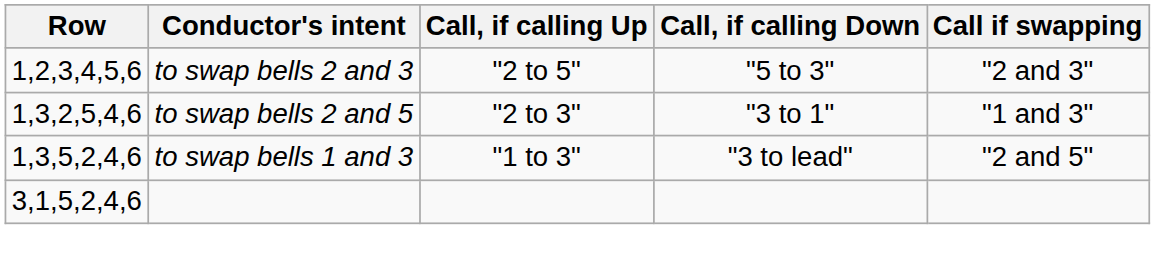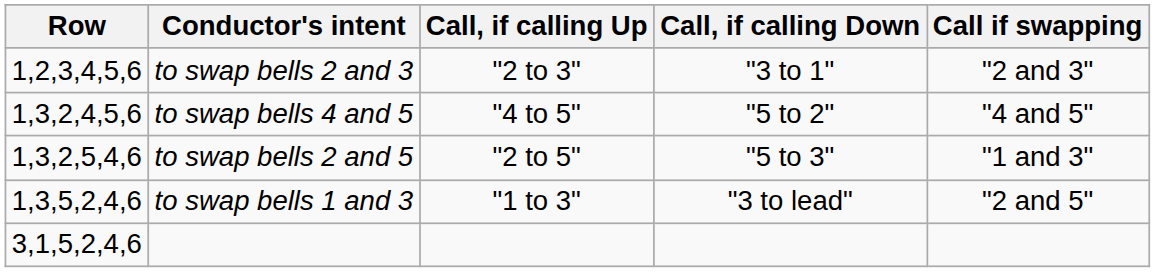(537, 69) "2 to 5" -> (537, 69) "2 to 3"
(790, 69) "5 to 3" -> (790, 69) "3 to 1"
+ row: (284, 113)
(537, 113) "2 to 3" -> (537, 157) "2 to 5"
(790, 113) "3 to 1" -> (790, 157) "5 to 3"
